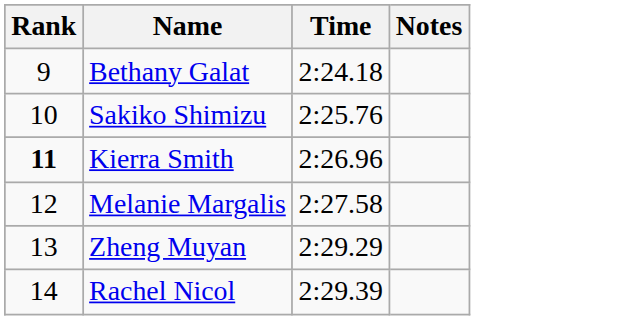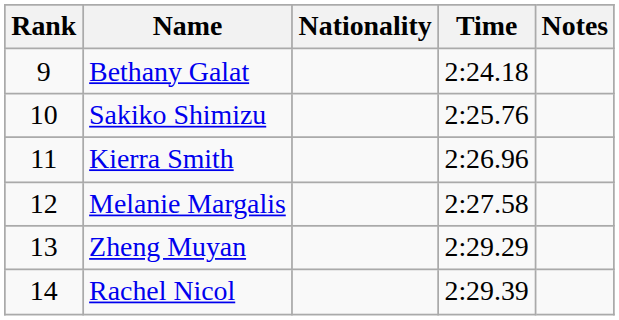+ column: (365, 26)
(44, 159) bold -> (44, 159) normal
